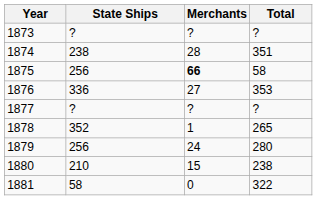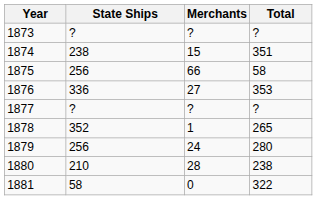(194, 52) 28 -> (194, 52) 15
(194, 71) bold -> (194, 71) normal
(194, 166) 15 -> (194, 166) 28
